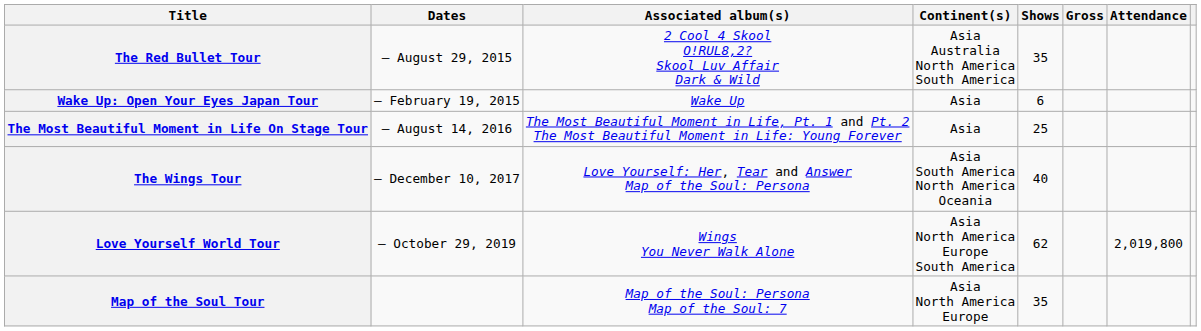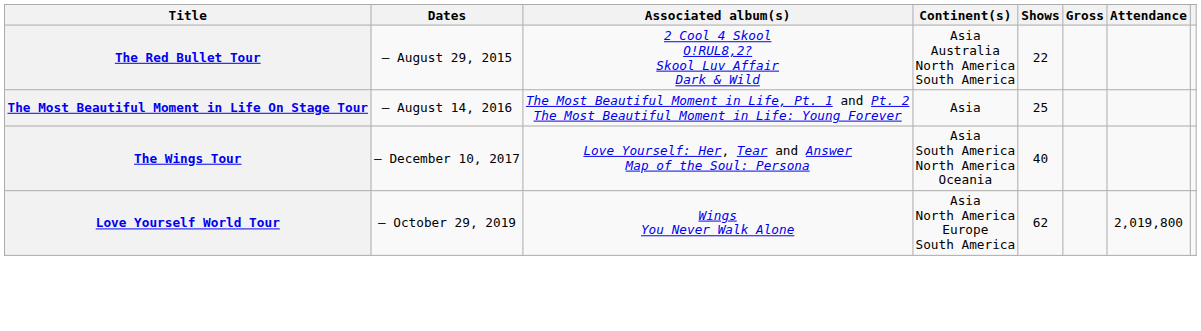(1040, 58) 35 -> (1040, 58) 22
- row: (188, 100)
- row: (188, 301)
